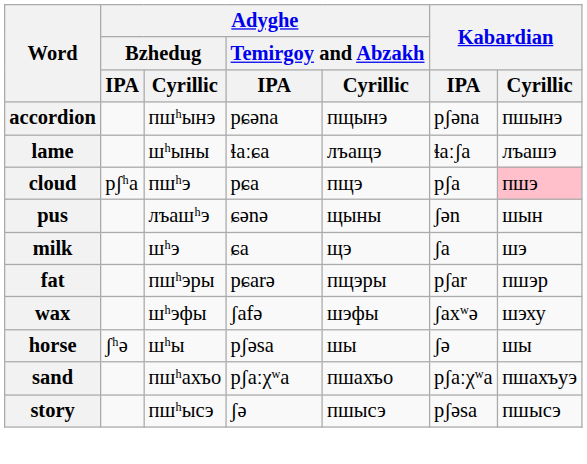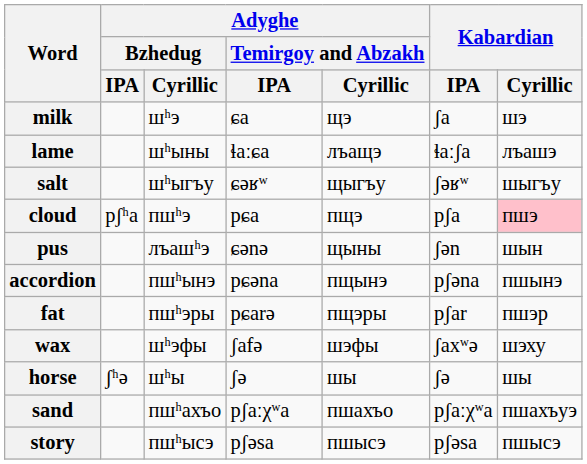rows swapped: (53, 248) <-> (53, 118)
+ row: (53, 183)
(252, 345) pʃəsa -> (239, 378) ʃə
(239, 410) ʃə -> (252, 442) pʃəsa
